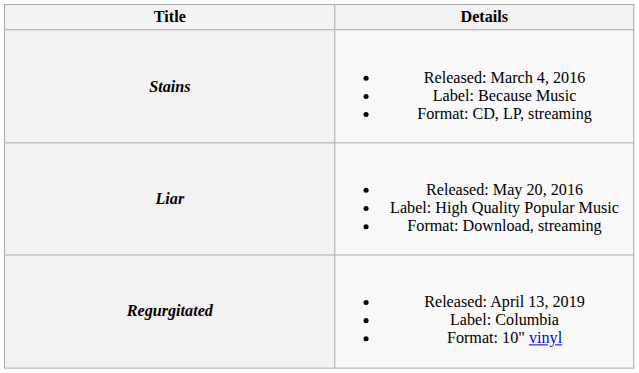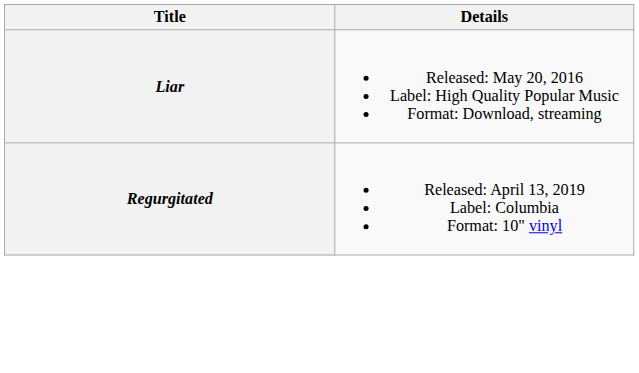- row: (170, 86)
